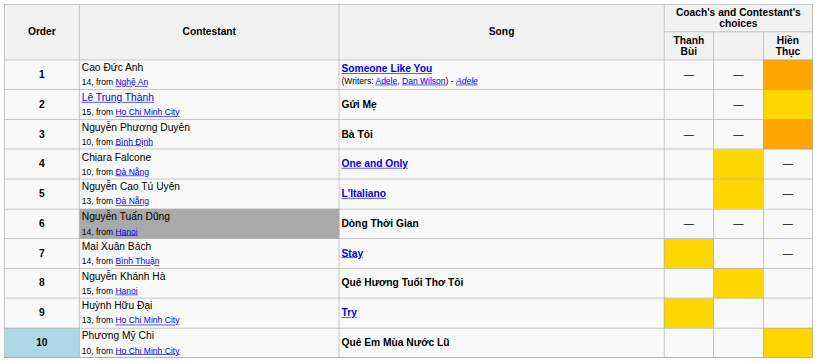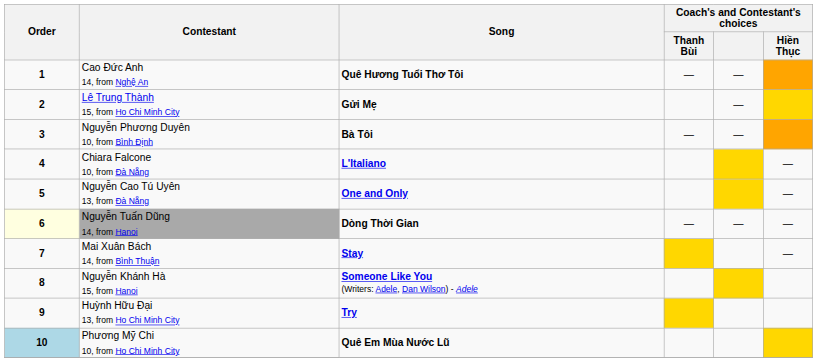(410, 74) Someone Like You (Writers: Adele, Dan Wilson) - Adele -> (402, 74) Quê Hương Tuổi Thơ Tôi
(375, 164) One and Only -> (364, 164) L'Italiano
(364, 194) L'Italiano -> (375, 194) One and Only
(42, 223) no background -> (42, 223) lightyellow background
(402, 283) Quê Hương Tuổi Thơ Tôi -> (410, 283) Someone Like You (Writers: Adele, Dan Wilson) - Adele
